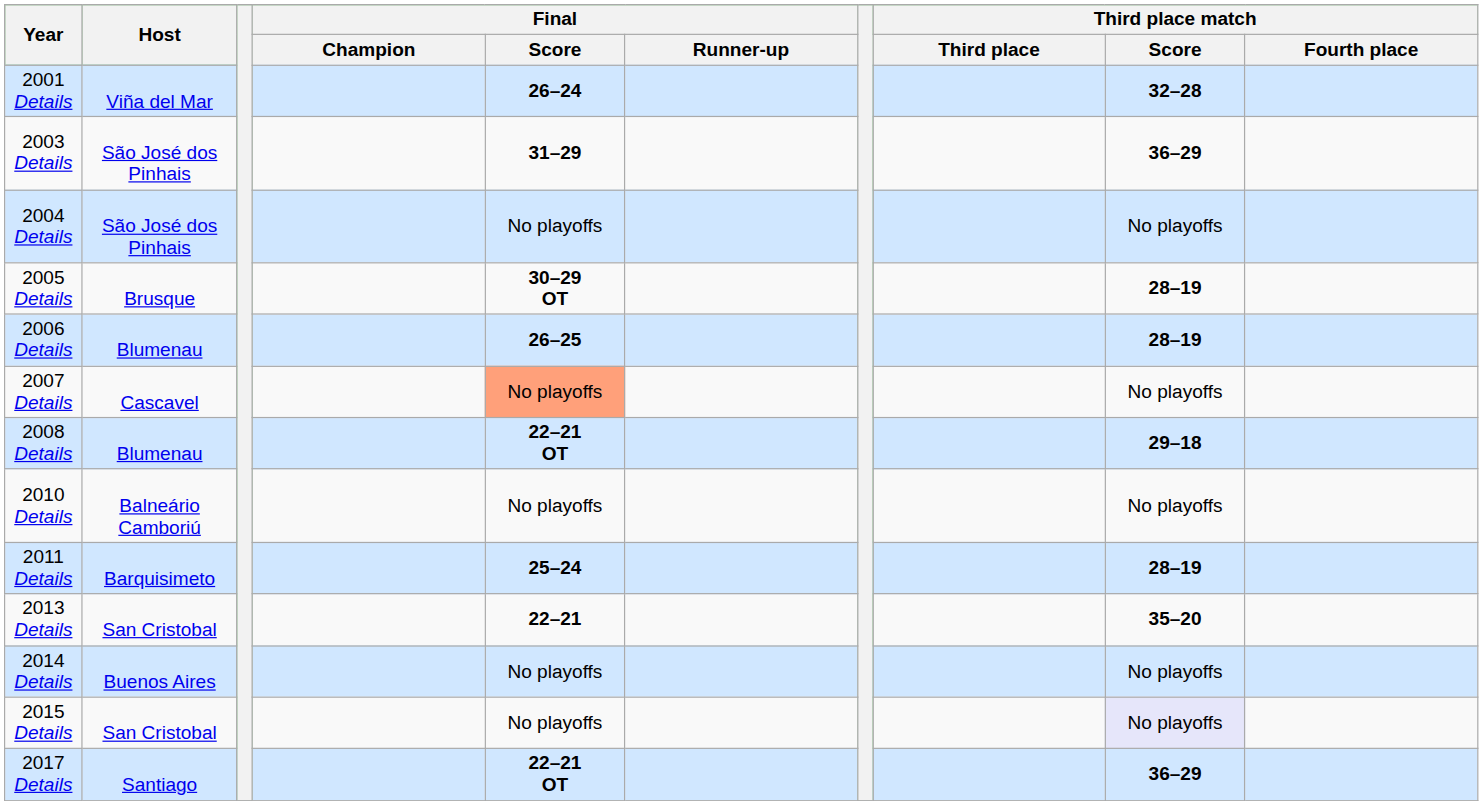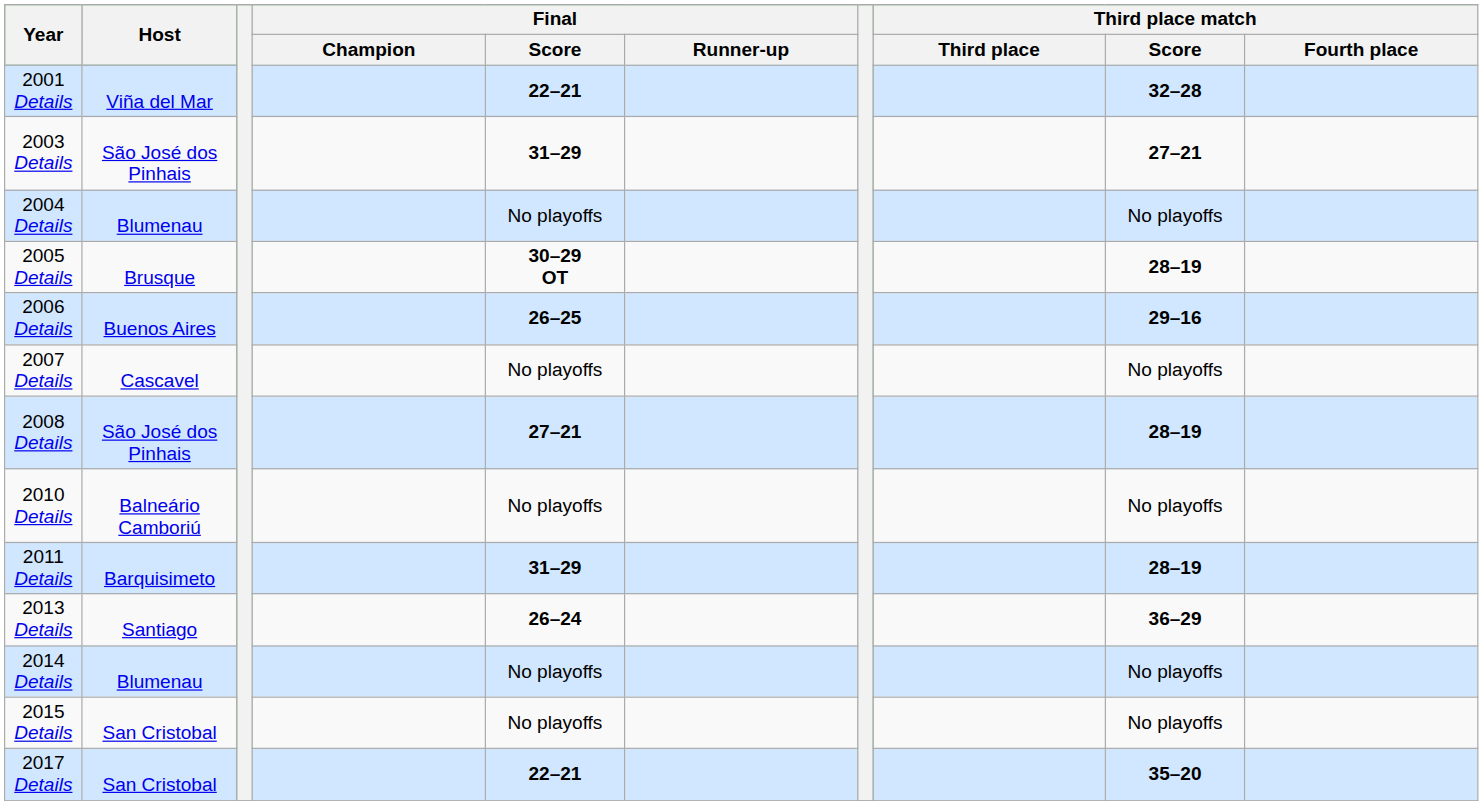(555, 90) 26–24 -> (555, 90) 22–21
(1175, 153) 36–29 -> (1175, 153) 27–21
(160, 236) São José dos Pinhais -> (160, 226) Blumenau
(160, 350) Blumenau -> (160, 329) Buenos Aires
(1175, 340) 28–19 -> (1175, 318) 29–16
(555, 391) lightsalmon background -> (555, 370) no background
(160, 453) Blumenau -> (160, 443) São José dos Pinhais
(555, 443) 22–21 OT -> (555, 432) 27–21
(1175, 443) 29–18 -> (1175, 432) 28–19
(555, 567) 25–24 -> (555, 567) 31–29
(160, 630) San Cristobal -> (160, 630) Santiago
(555, 619) 22–21 -> (555, 619) 26–24
(1175, 619) 35–20 -> (1175, 619) 36–29
(160, 681) Buenos Aires -> (160, 681) Blumenau
(1175, 722) lavender background -> (1175, 722) no background
(160, 785) Santiago -> (160, 785) San Cristobal
(555, 774) 22–21 OT -> (555, 774) 22–21
(1175, 774) 36–29 -> (1175, 774) 35–20
